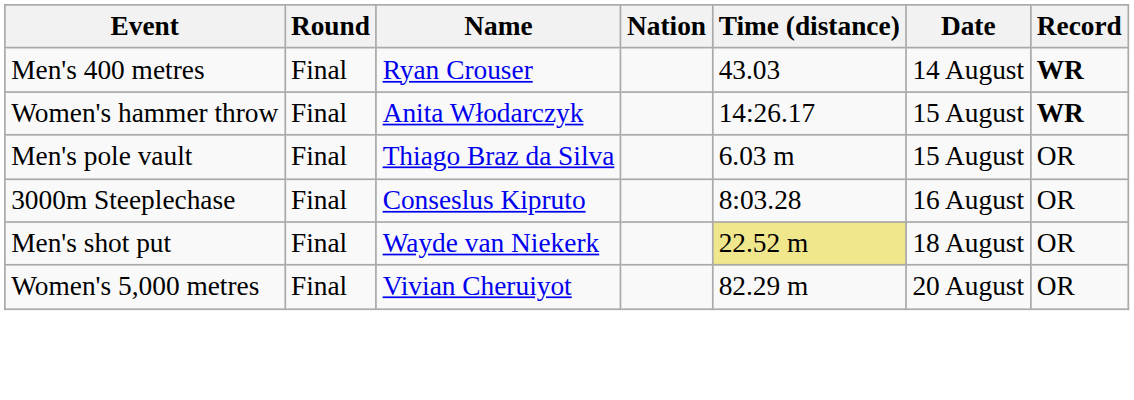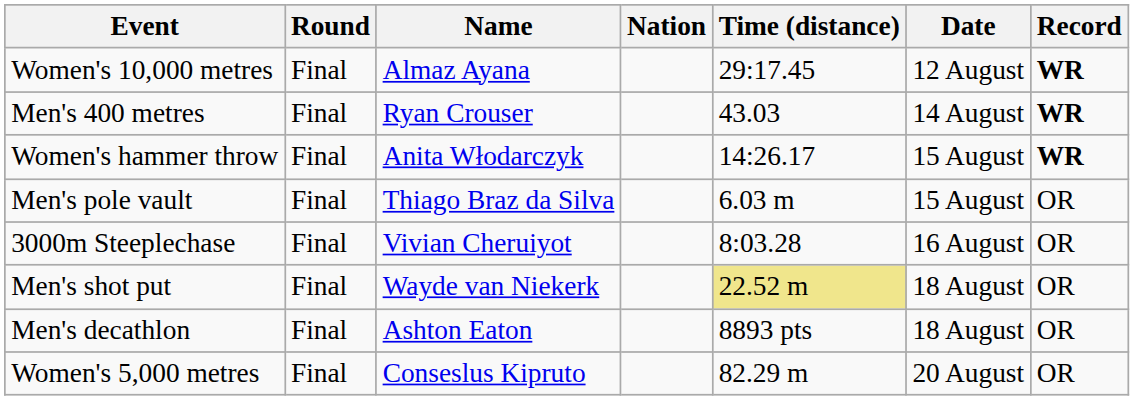+ row: (142, 69)
(484, 199) Conseslus Kipruto -> (477, 243) Vivian Cheruiyot
+ row: (101, 329)
(477, 286) Vivian Cheruiyot -> (484, 373) Conseslus Kipruto
